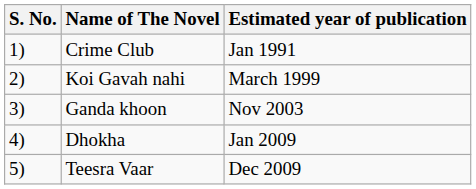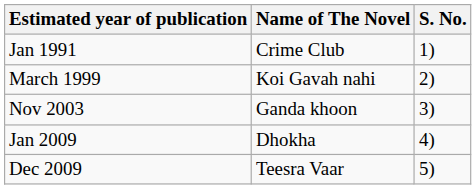columns swapped: (33, 19) <-> (348, 19)
